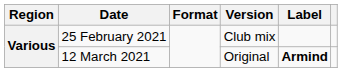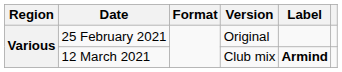(250, 36) Club mix -> (247, 36) Original
(247, 57) Original -> (250, 57) Club mix
